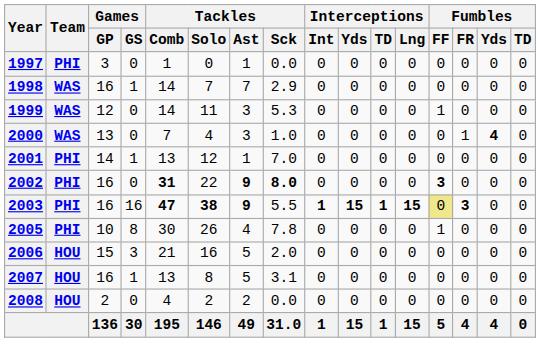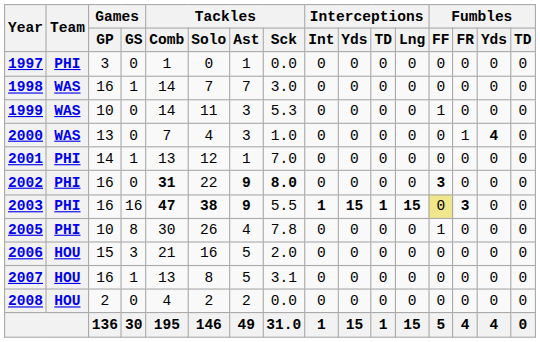(284, 88) 2.9 -> (284, 88) 3.0
(105, 111) 12 -> (105, 111) 10
